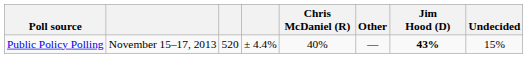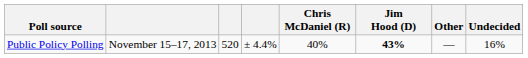columns swapped: (428, 19) <-> (373, 26)
(494, 44) 15% -> (494, 44) 16%
